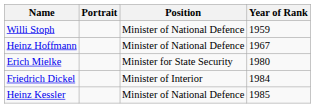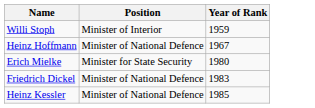- column: (99, 12)
(183, 29) Minister of National Defence -> (122, 29) Minister of Interior
(162, 78) Minister of Interior -> (143, 78) Minister of National Defence
(259, 78) 1984 -> (219, 78) 1983
